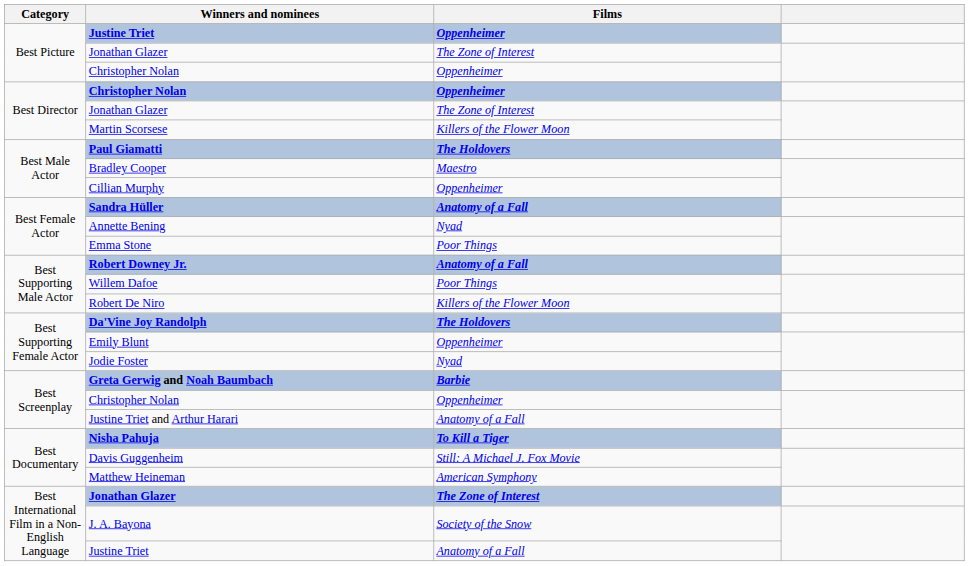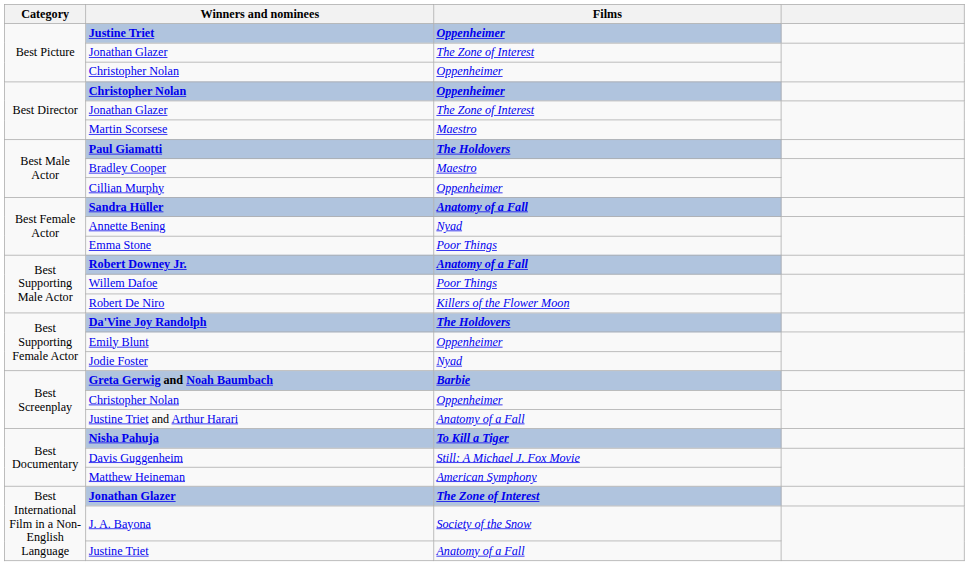(503, 129) Killers of the Flower Moon -> (456, 129) Maestro
